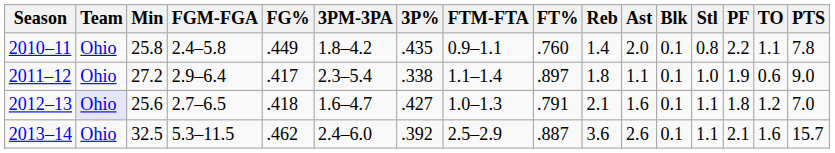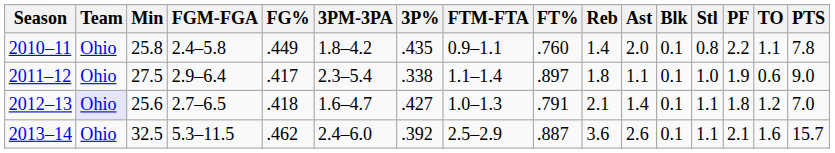(147, 76) 27.2 -> (147, 76) 27.5
(637, 104) 1.6 -> (637, 104) 1.4
